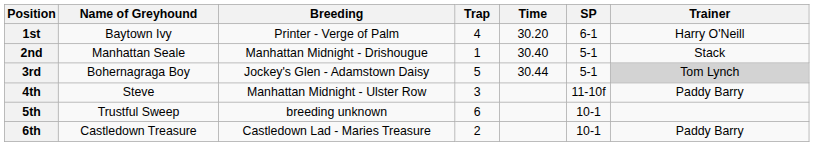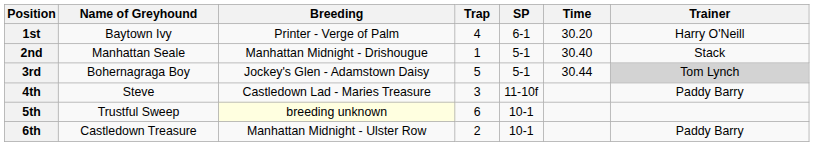columns swapped: (589, 14) <-> (533, 14)
(337, 92) Manhattan Midnight - Ulster Row -> (337, 92) Castledown Lad - Maries Treasure
(337, 111) no background -> (337, 111) lightyellow background
(337, 131) Castledown Lad - Maries Treasure -> (337, 131) Manhattan Midnight - Ulster Row
